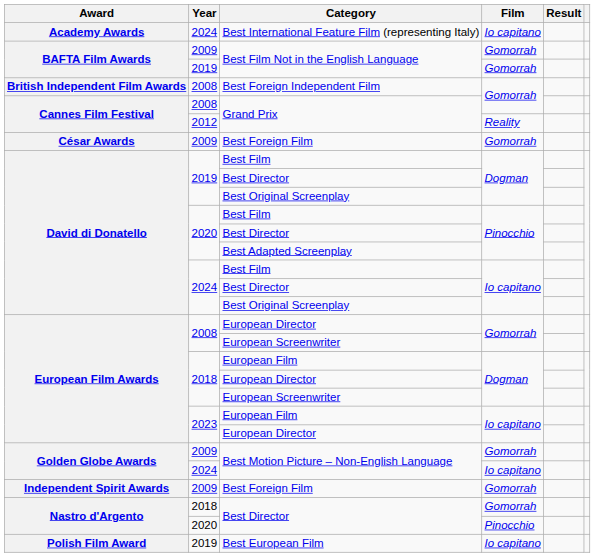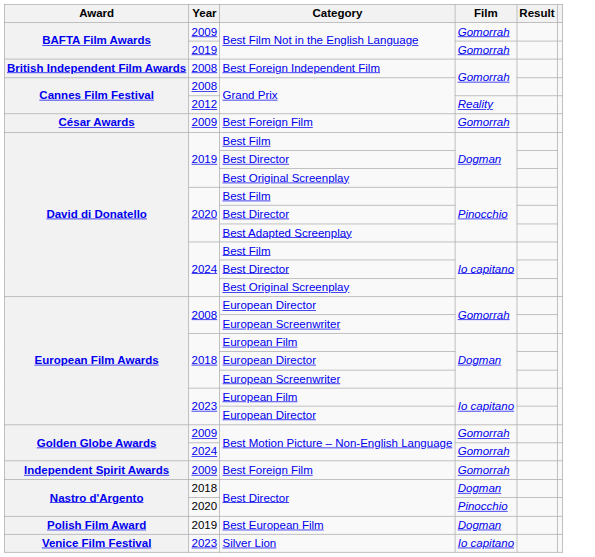- row: (204, 31)
(513, 470) Io capitano -> (484, 452) Gomorrah
(510, 506) Gomorrah -> (479, 488) Dogman
(513, 543) Io capitano -> (479, 525) Dogman
+ row: (204, 543)
